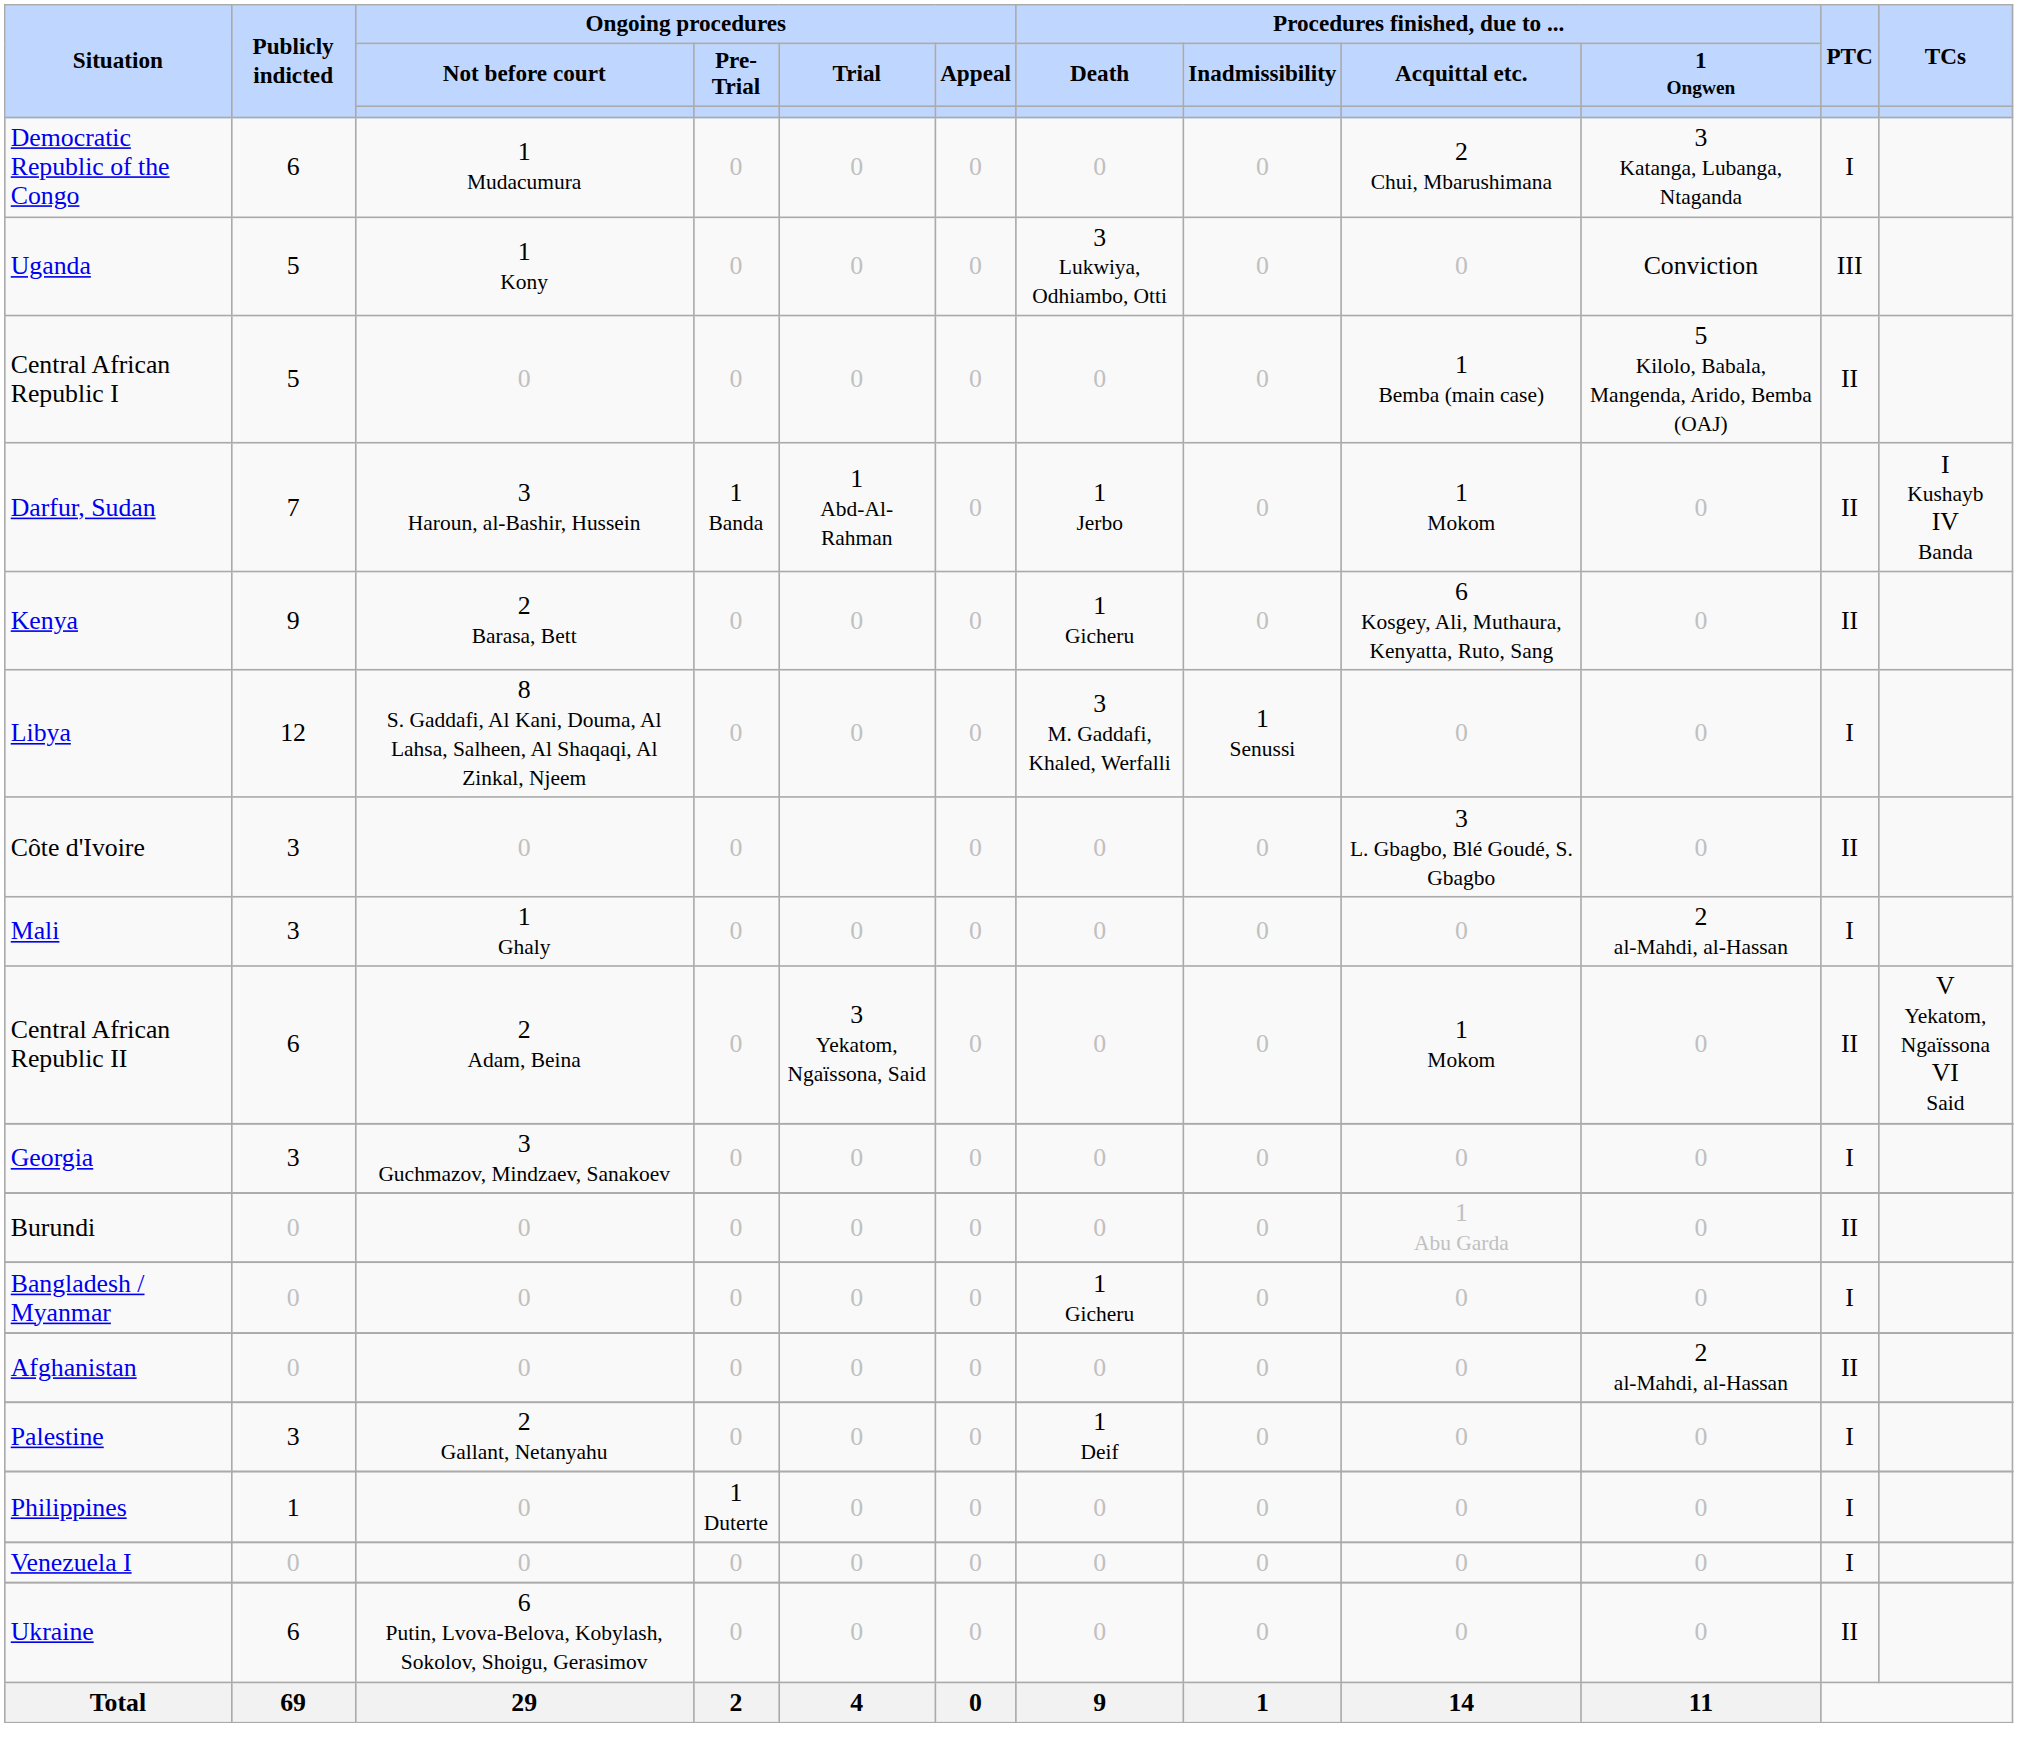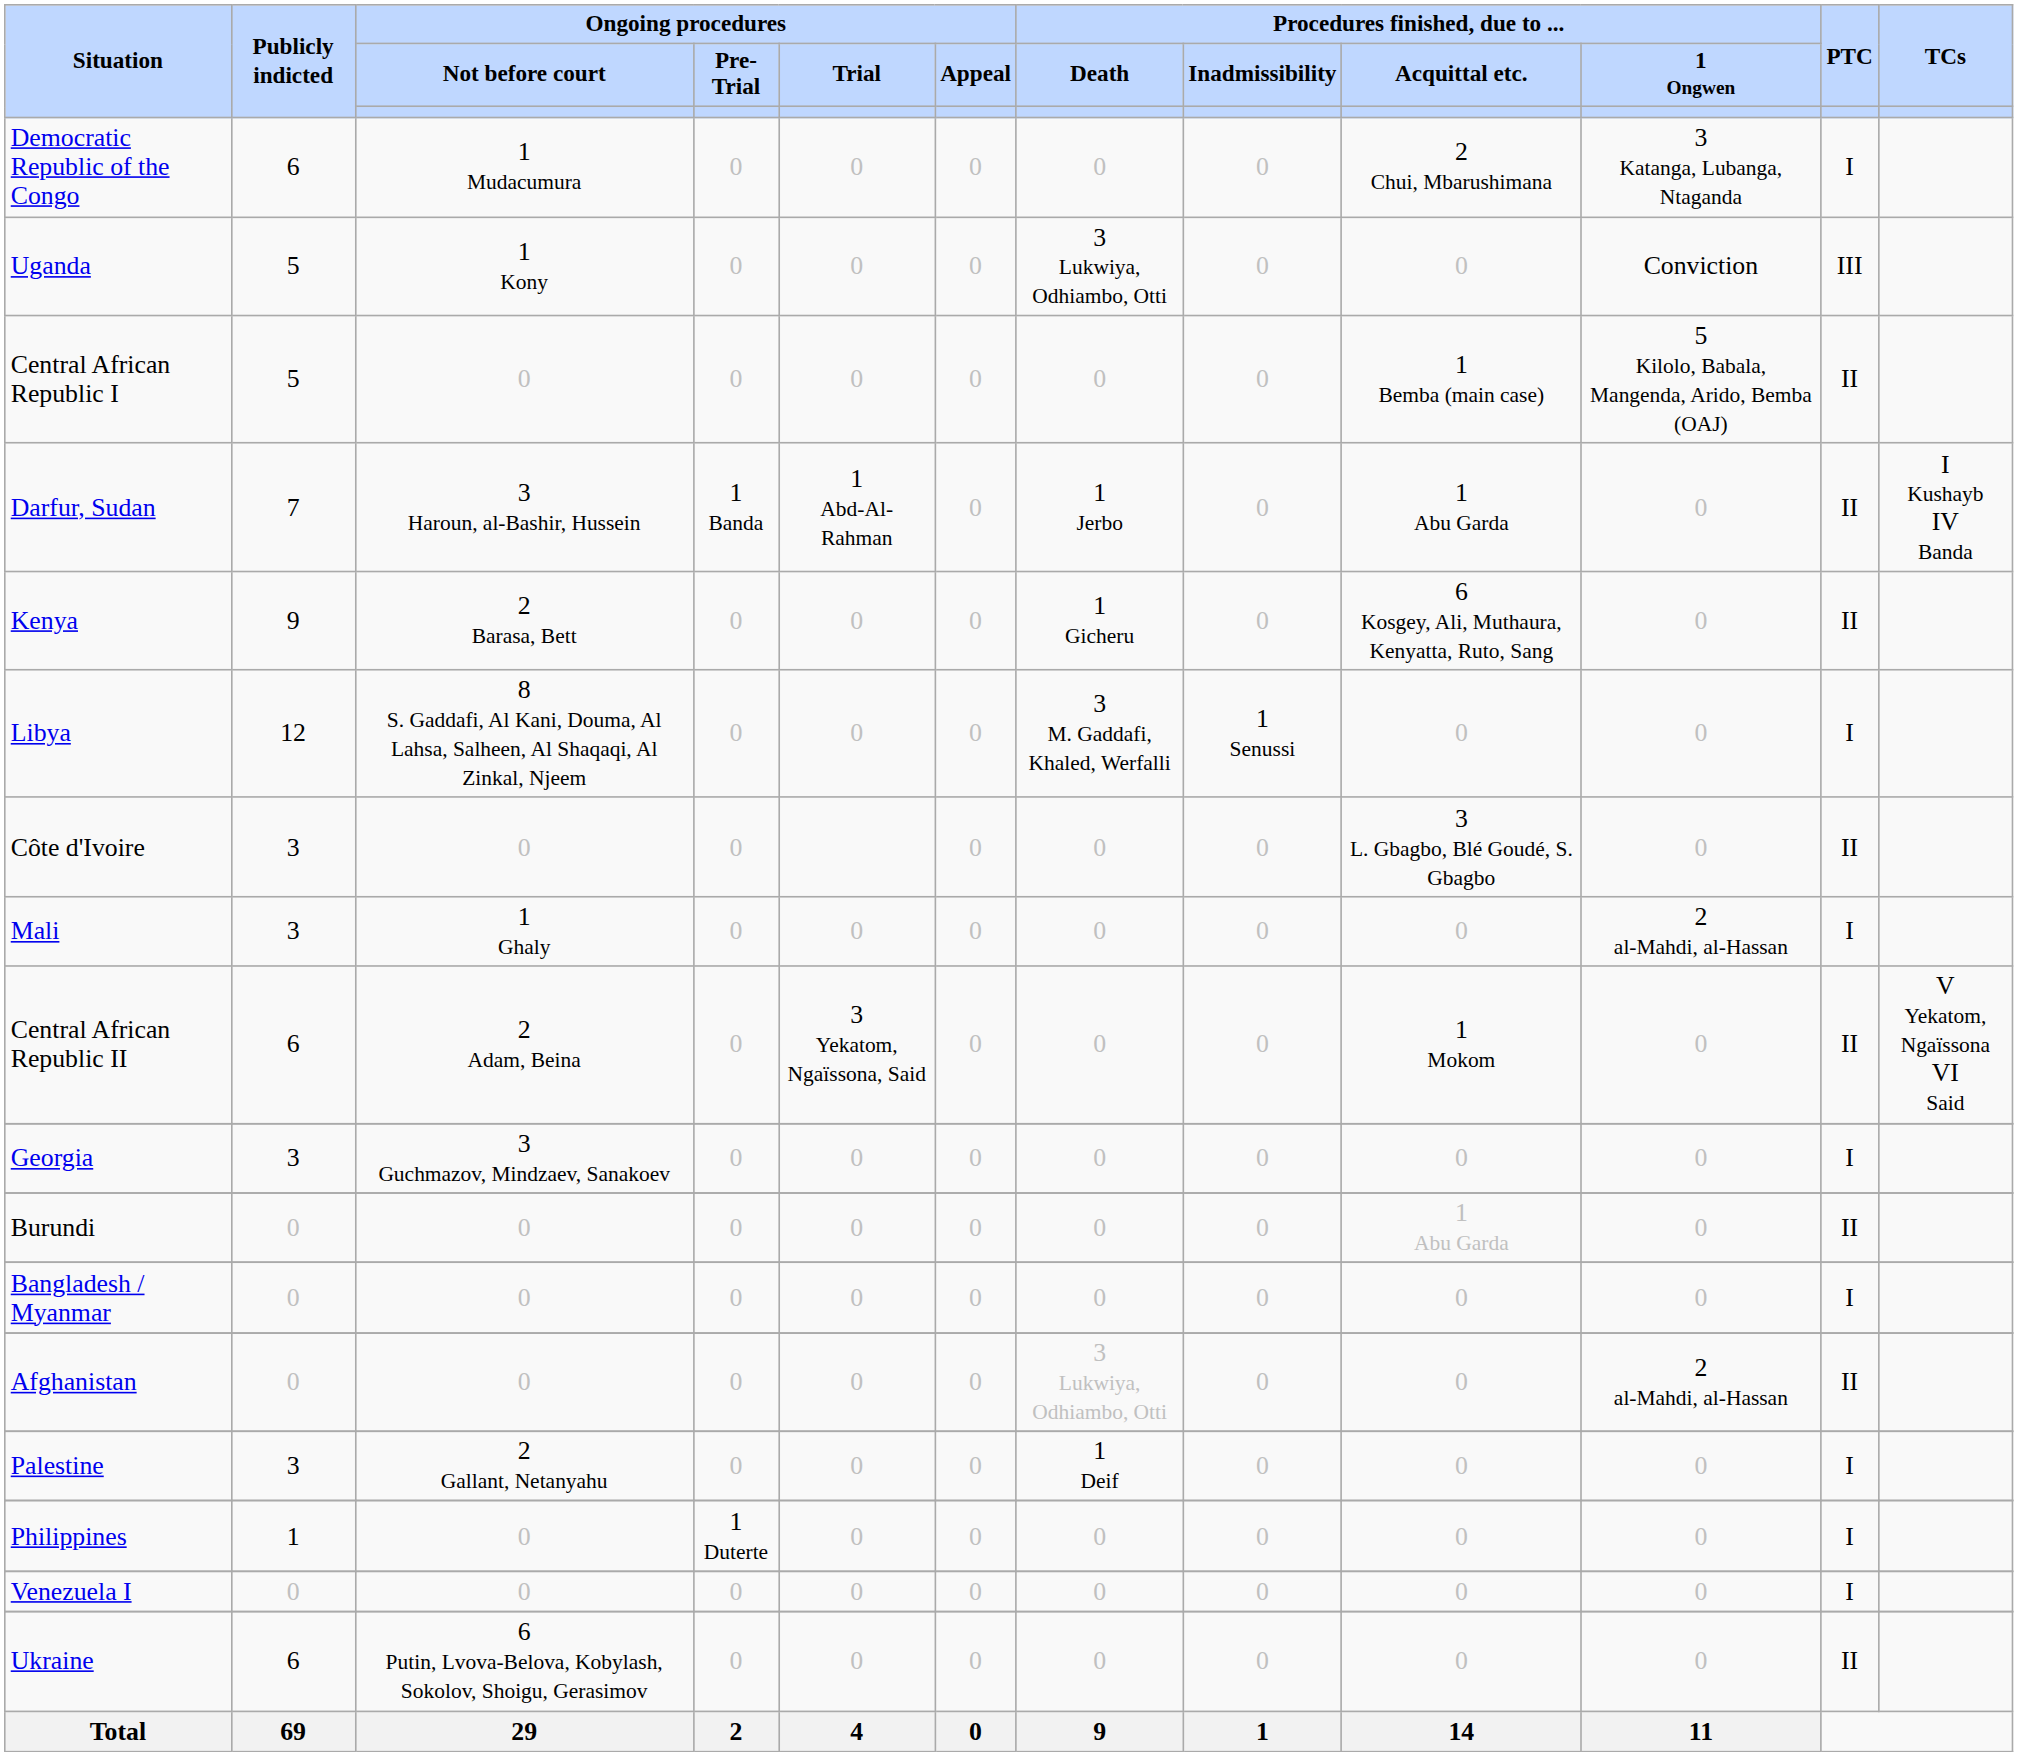(1461, 506) 1 Mokom -> (1461, 506) 1 Abu Garda
(1100, 1297) 1 Gicheru -> (1100, 1297) 0
(1100, 1367) 0 -> (1100, 1381) 3 Lukwiya, Odhiambo, Otti
